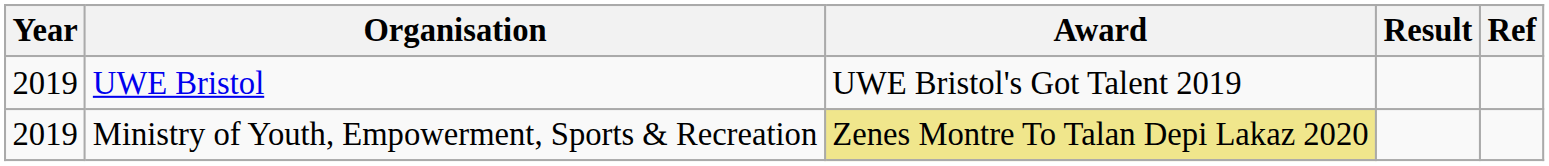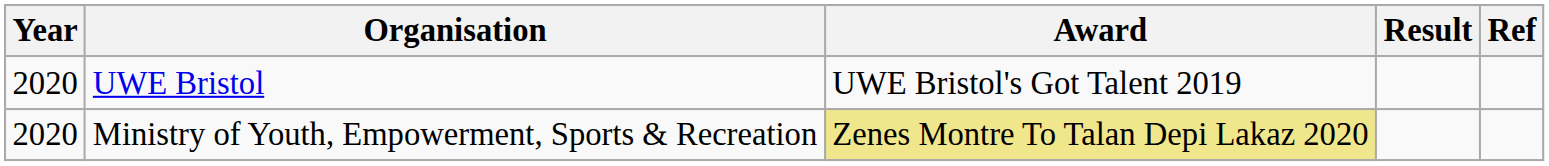(45, 82) 2019 -> (45, 82) 2020
(45, 133) 2019 -> (45, 133) 2020
